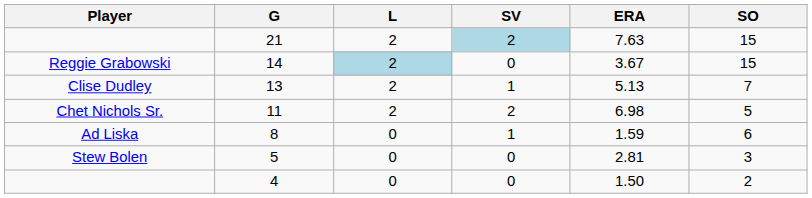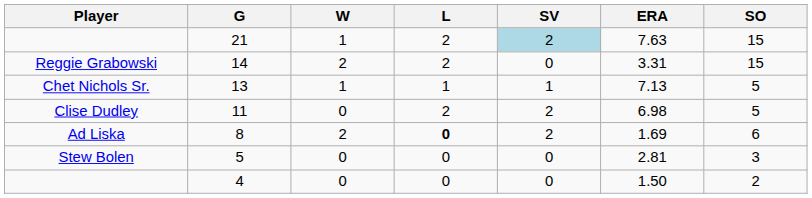+ column: (343, 16)
(393, 63) lightblue background -> (446, 63) no background
(630, 63) 3.67 -> (652, 63) 3.31
(110, 87) Clise Dudley -> (96, 87) Chet Nichols Sr.
(393, 87) 2 -> (446, 87) 1
(630, 87) 5.13 -> (652, 87) 7.13
(748, 87) 7 -> (756, 87) 5
(110, 110) Chet Nichols Sr. -> (96, 110) Clise Dudley
(393, 134) normal -> (446, 134) bold
(511, 134) 1 -> (549, 134) 2
(630, 134) 1.59 -> (652, 134) 1.69
